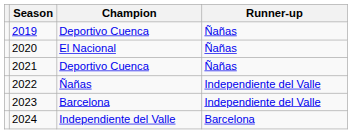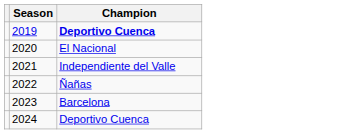- column: (274, 13)
(104, 31) normal -> (107, 31) bold
(104, 66) Deportivo Cuenca -> (117, 66) Independiente del Valle
(117, 119) Independiente del Valle -> (104, 119) Deportivo Cuenca
